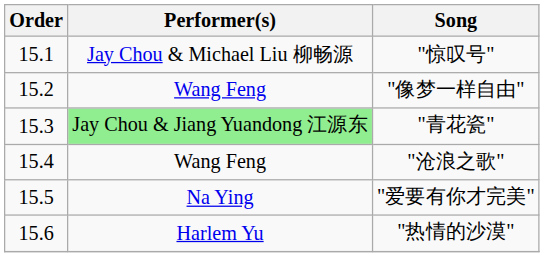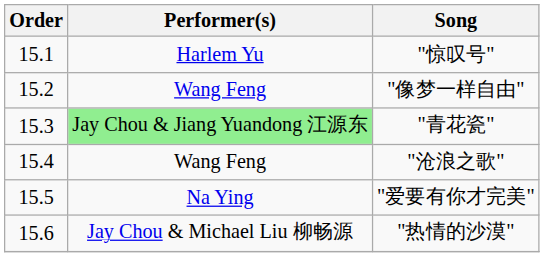(220, 53) Jay Chou & Michael Liu 柳畅源 -> (220, 54) Harlem Yu
(220, 233) Harlem Yu -> (220, 232) Jay Chou & Michael Liu 柳畅源
